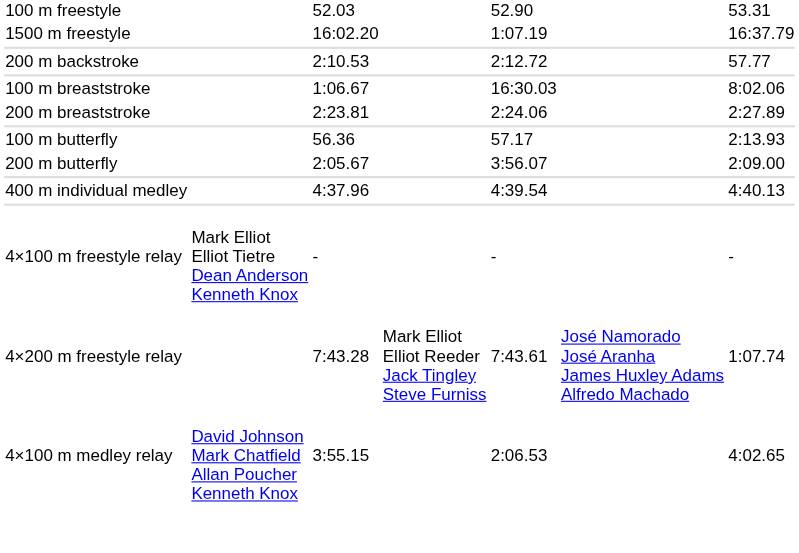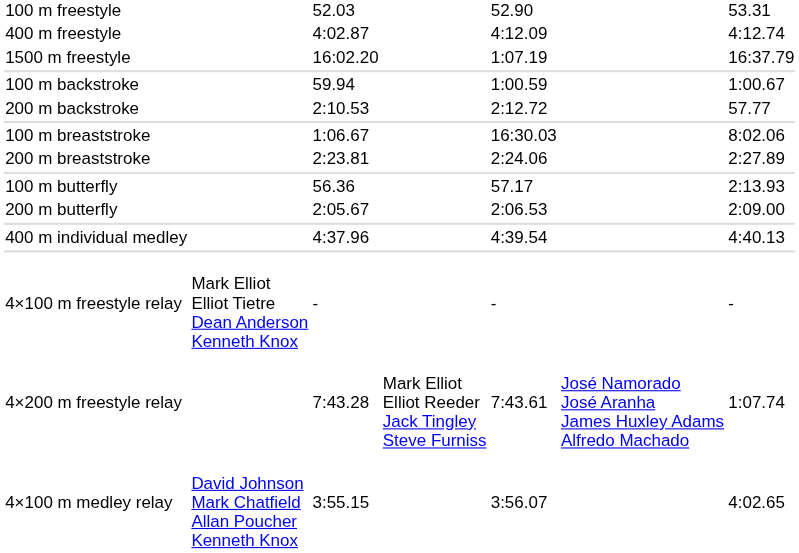+ row: (63, 34)
+ row: (72, 84)
(519, 163) 3:56.07 -> (519, 209) 2:06.53
(519, 455) 2:06.53 -> (519, 502) 3:56.07
